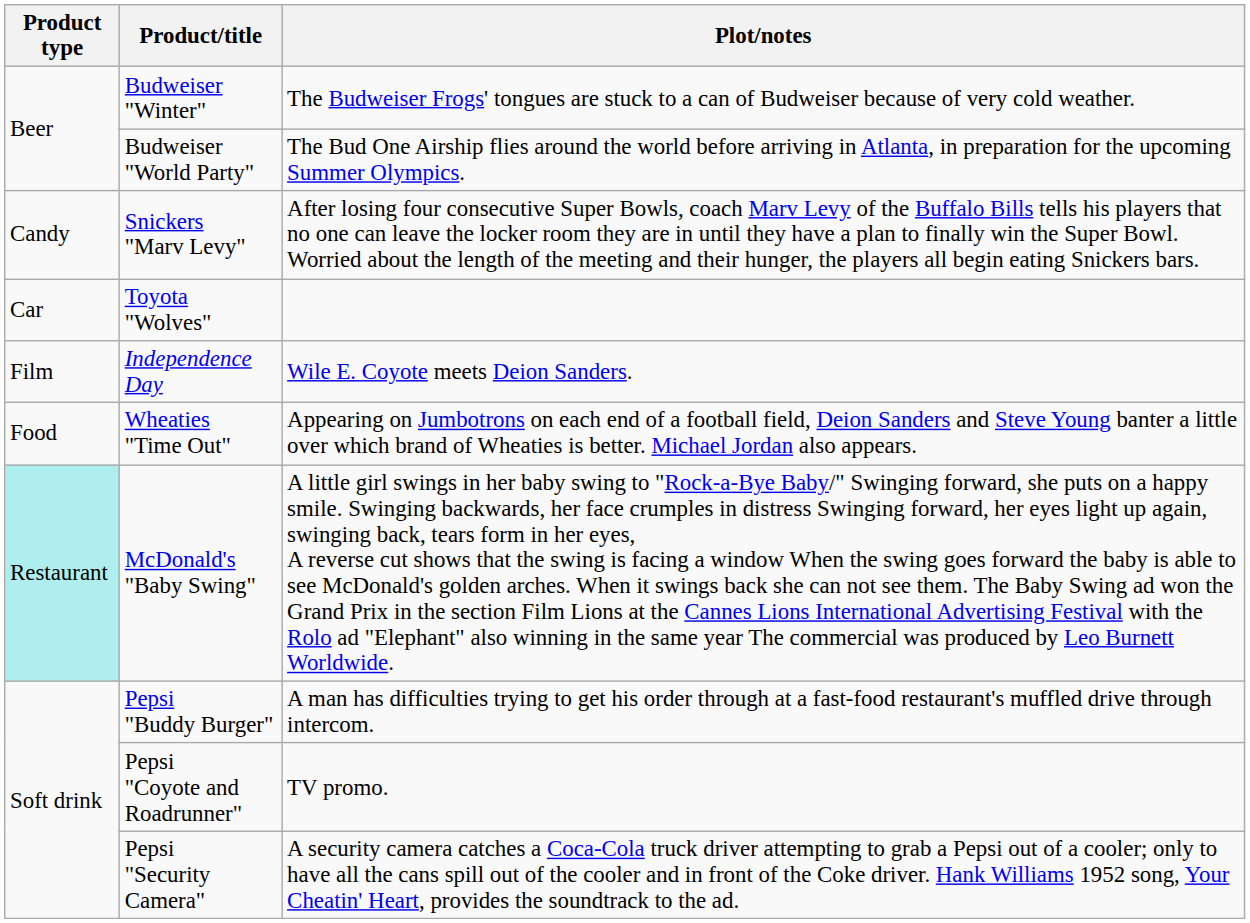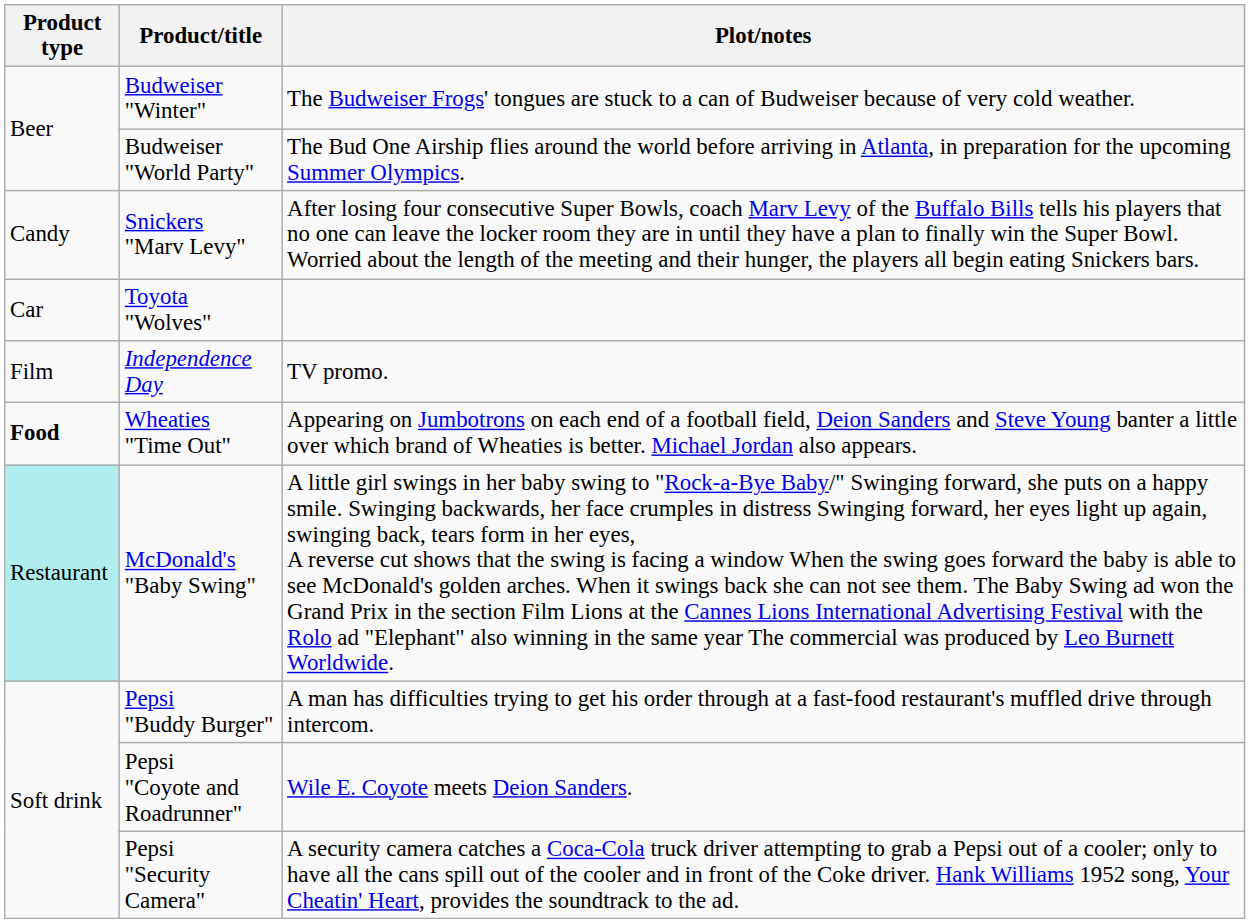(460, 371) Wile E. Coyote meets Deion Sanders. -> (338, 371) TV promo.
(34, 433) normal -> (35, 433) bold
(338, 786) TV promo. -> (460, 786) Wile E. Coyote meets Deion Sanders.
